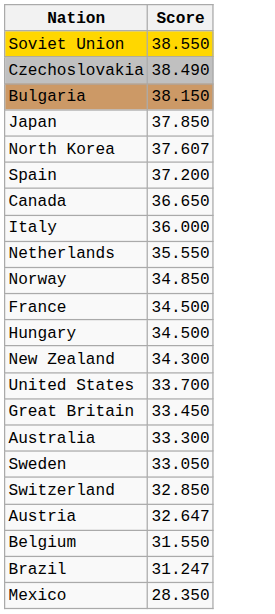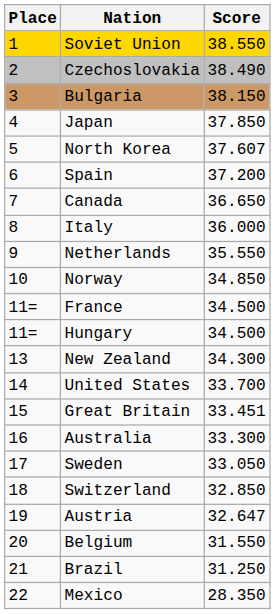+ column: (33, 18)
(181, 412) 33.450 -> (237, 412) 33.451
(181, 569) 31.247 -> (237, 569) 31.250
